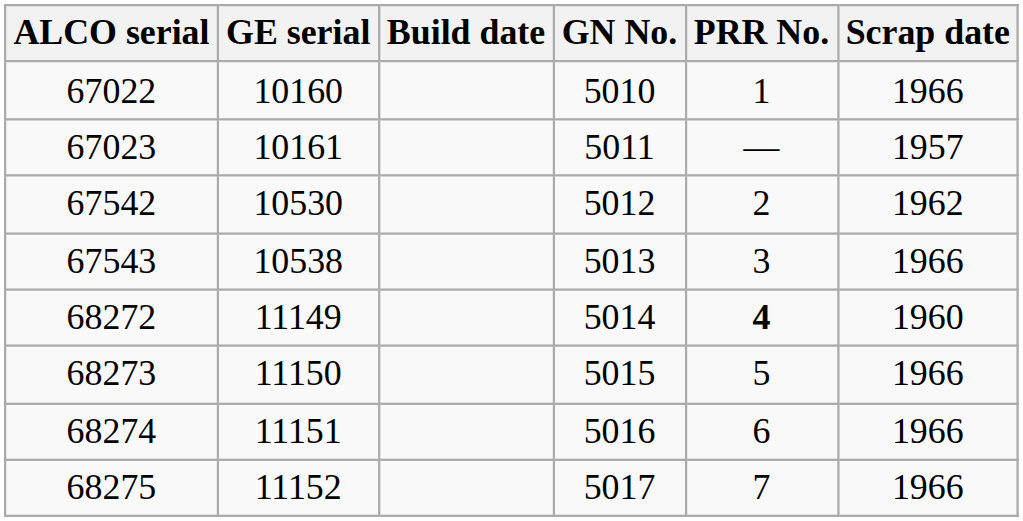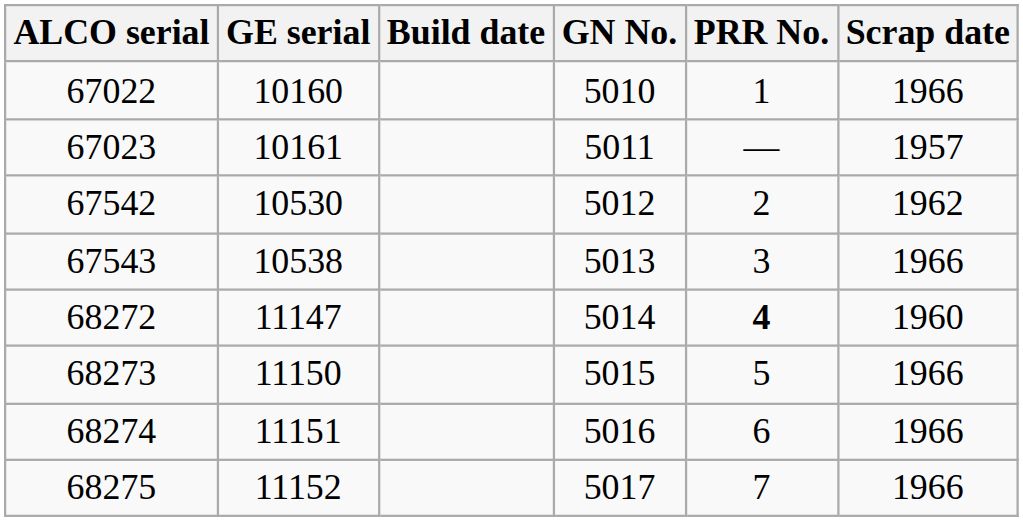(298, 317) 11149 -> (298, 317) 11147
